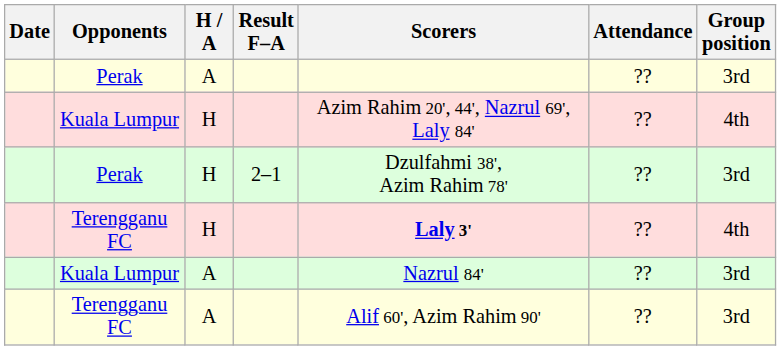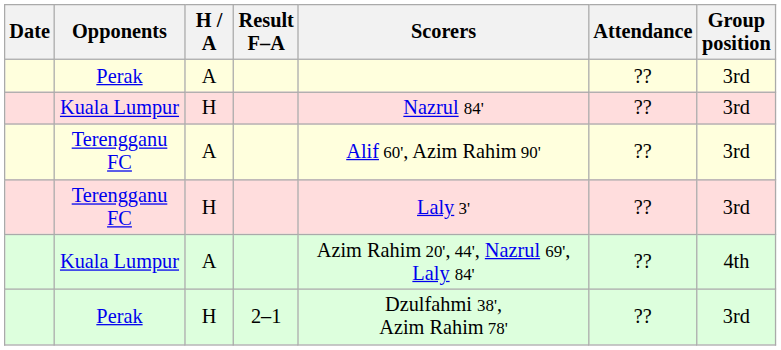(444, 119) Azim Rahim 20', 44', Nazrul 69', Laly 84' -> (444, 107) Nazrul 84'
(736, 119) 4th -> (736, 107) 3rd
rows swapped: (120, 316) <-> (119, 174)
(444, 229) bold -> (444, 206) normal
(736, 229) 4th -> (736, 206) 3rd
(444, 273) Nazrul 84' -> (444, 261) Azim Rahim 20', 44', Nazrul 69', Laly 84'
(736, 273) 3rd -> (736, 261) 4th
